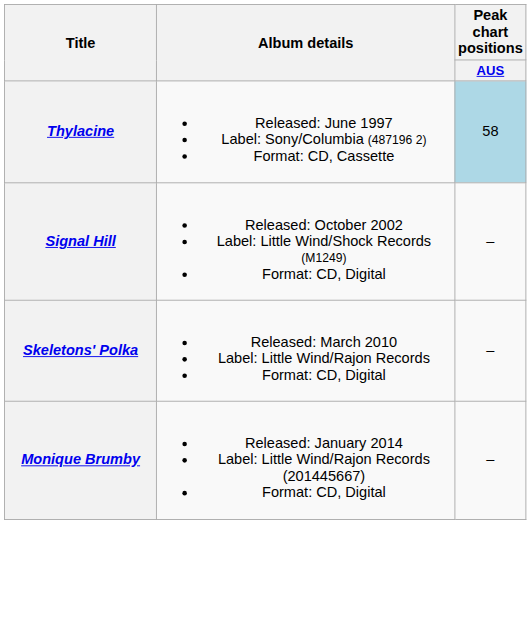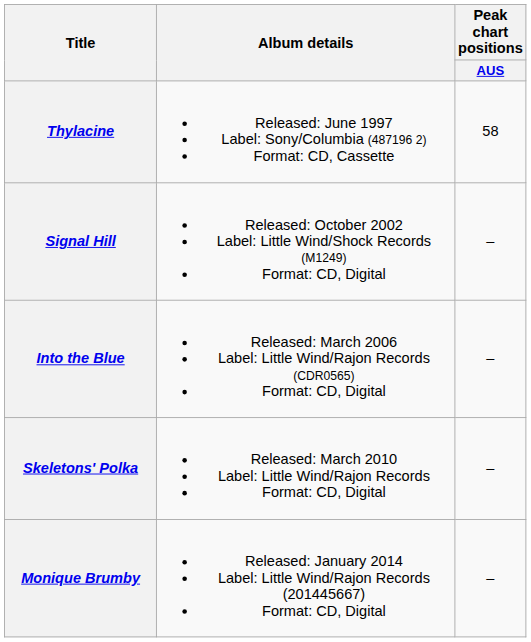(490, 131) lightblue background -> (490, 131) no background
+ row: (81, 359)
